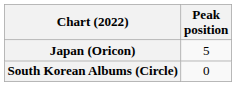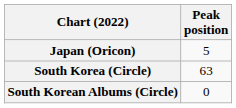+ row: (93, 71)
